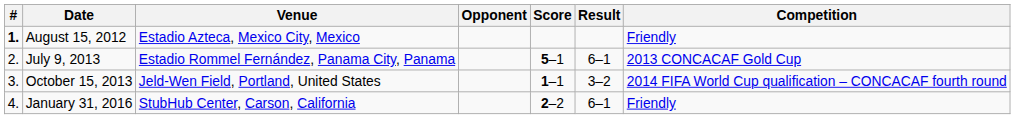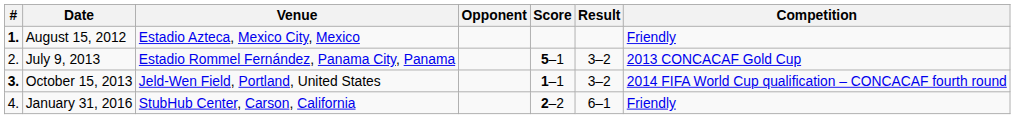(599, 59) 6–1 -> (599, 59) 3–2
(13, 81) normal -> (13, 81) bold
